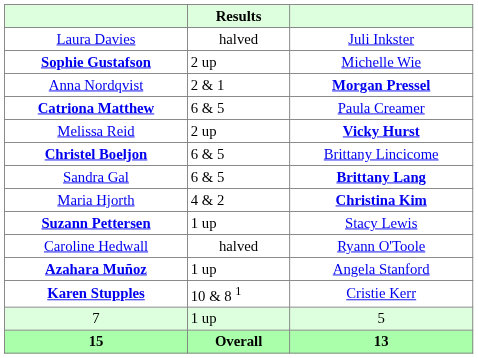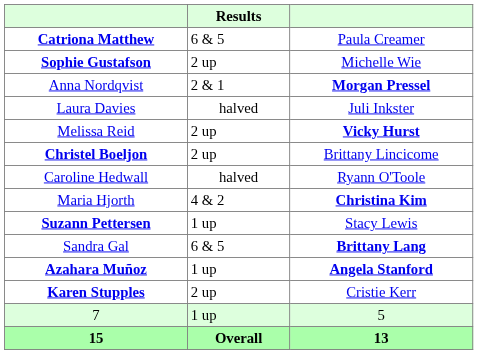rows swapped: (96, 108) <-> (96, 38)
(208, 154) 6 & 5 -> (204, 154) 2 up
rows swapped: (96, 177) <-> (96, 246)
(381, 268) normal -> (381, 268) bold
(216, 293) 10 & 8 1 -> (204, 292) 2 up
